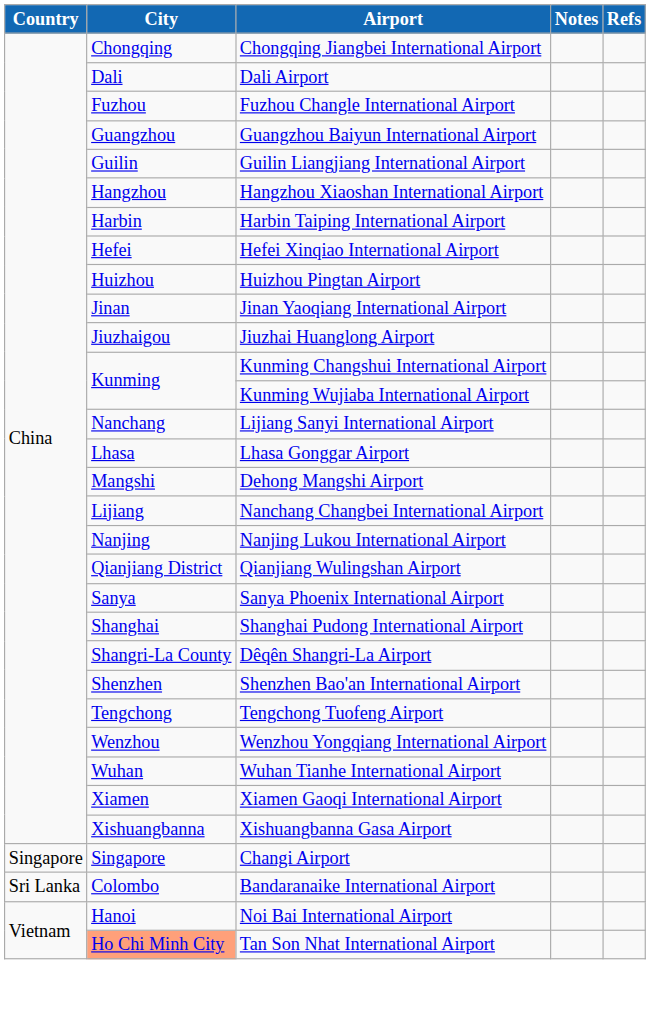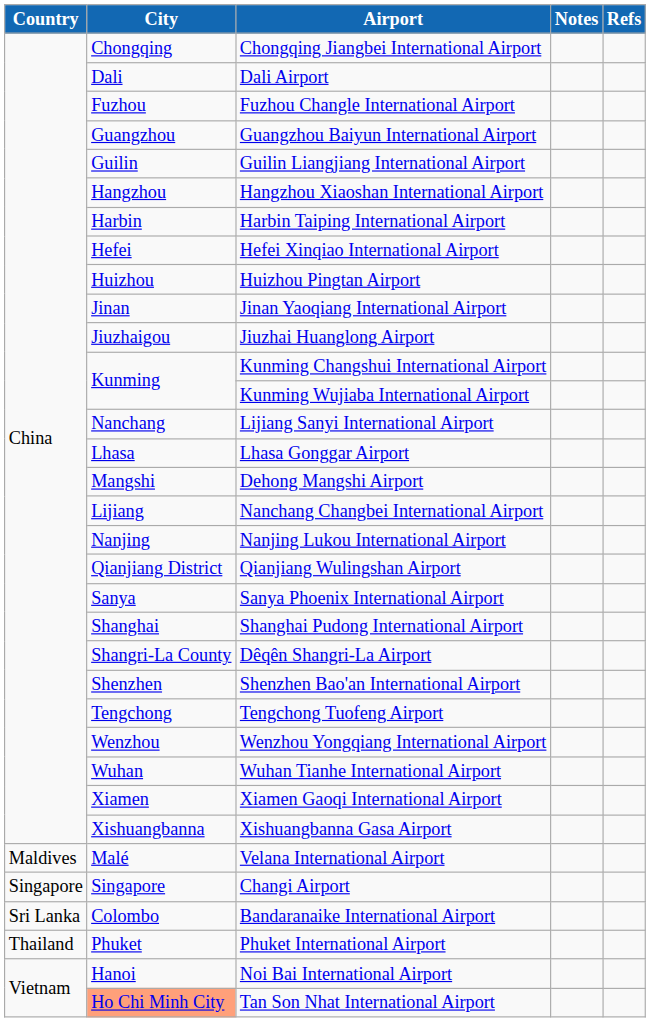+ row: (342, 857)
+ row: (343, 944)
